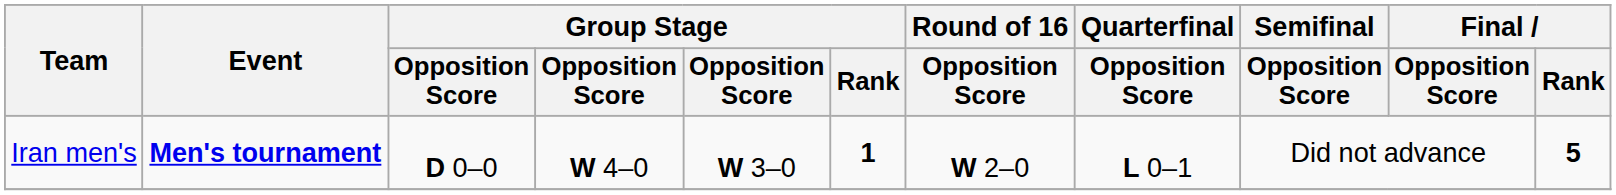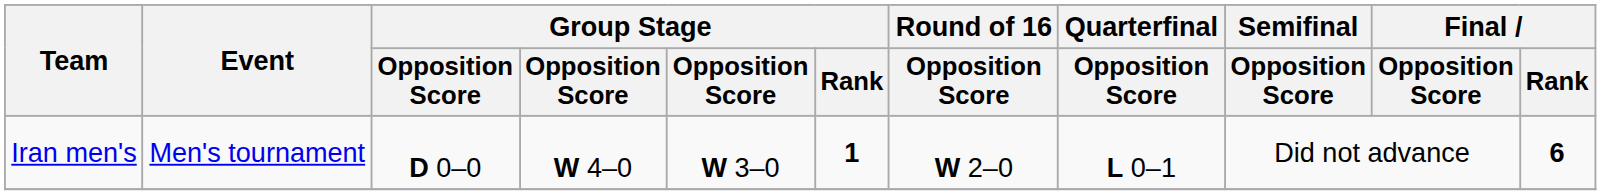(265, 153) bold -> (257, 153) normal
(1573, 153) 5 -> (1557, 153) 6
